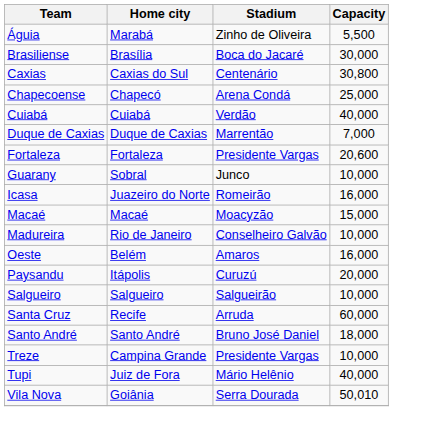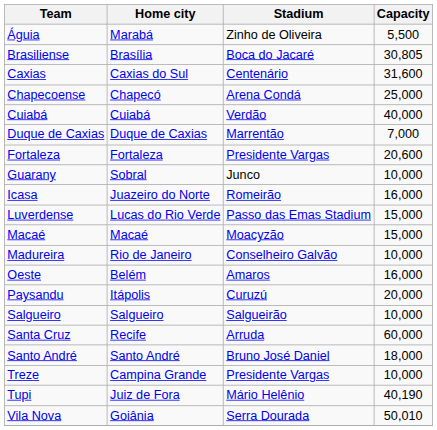(359, 54) 30,000 -> (403, 54) 30,805
(359, 74) 30,800 -> (403, 74) 31,600
+ row: (40, 214)
(359, 375) 40,000 -> (403, 395) 40,190
